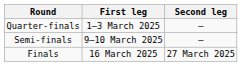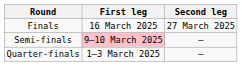rows swapped: (43, 26) <-> (43, 54)
(123, 40) no background -> (123, 40) pink background
